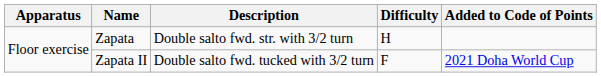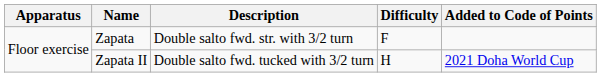(386, 38) H -> (385, 38) F
(385, 60) F -> (386, 60) H
